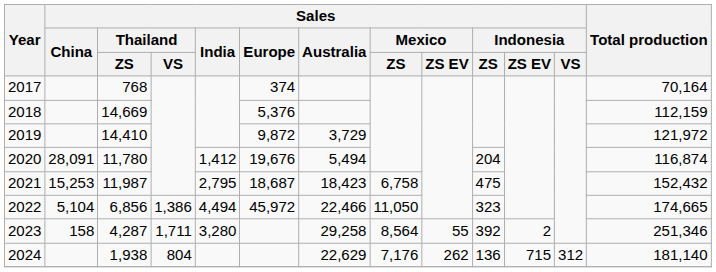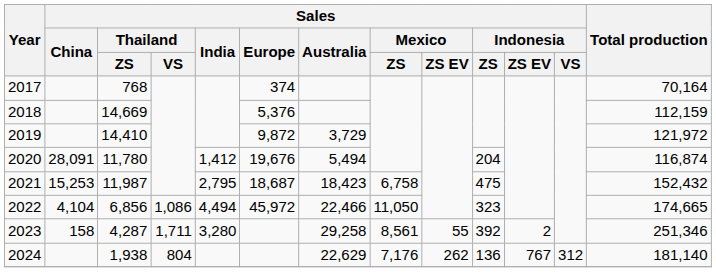(76, 207) 5,104 -> (76, 207) 4,104
(173, 207) 1,386 -> (173, 207) 1,086
(399, 231) 8,564 -> (399, 231) 8,561
(539, 254) 715 -> (539, 254) 767
